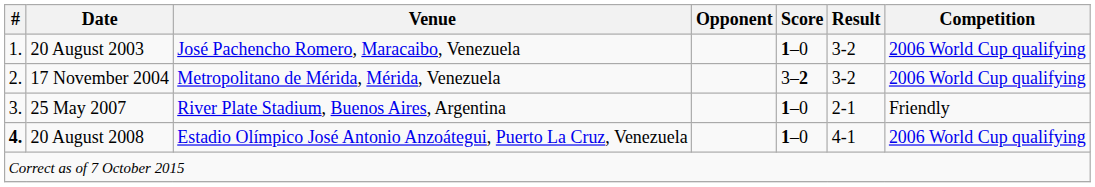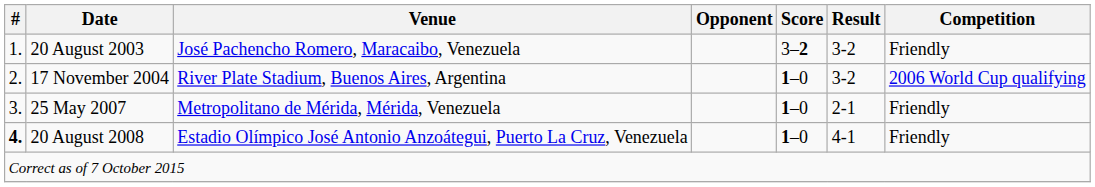(794, 49) 1–0 -> (794, 49) 3–2
(987, 49) 2006 World Cup qualifying -> (919, 49) Friendly
(339, 78) Metropolitano de Mérida, Mérida, Venezuela -> (342, 78) River Plate Stadium, Buenos Aires, Argentina
(794, 78) 3–2 -> (794, 78) 1–0
(342, 108) River Plate Stadium, Buenos Aires, Argentina -> (339, 108) Metropolitano de Mérida, Mérida, Venezuela
(987, 137) 2006 World Cup qualifying -> (919, 137) Friendly
